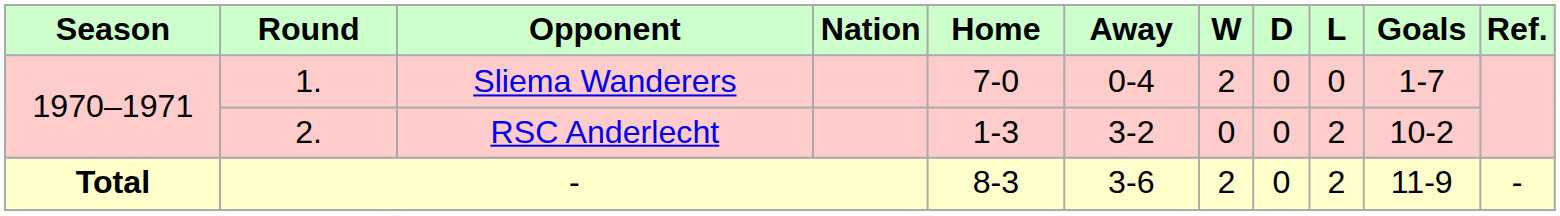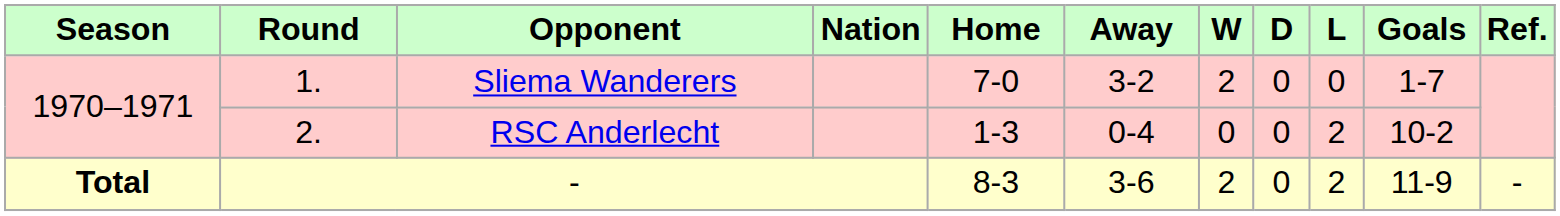(1131, 81) 0-4 -> (1131, 81) 3-2
(1131, 132) 3-2 -> (1131, 132) 0-4
